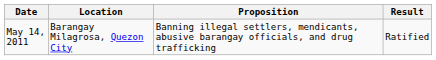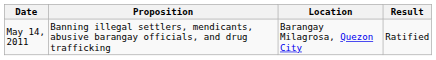columns swapped: (101, 12) <-> (268, 12)
